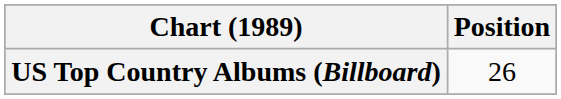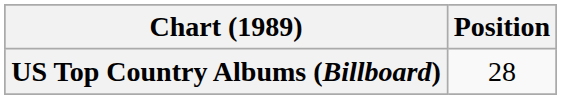(502, 71) 26 -> (502, 71) 28
